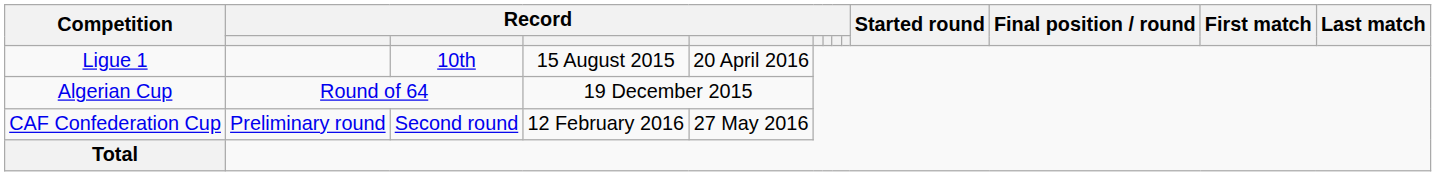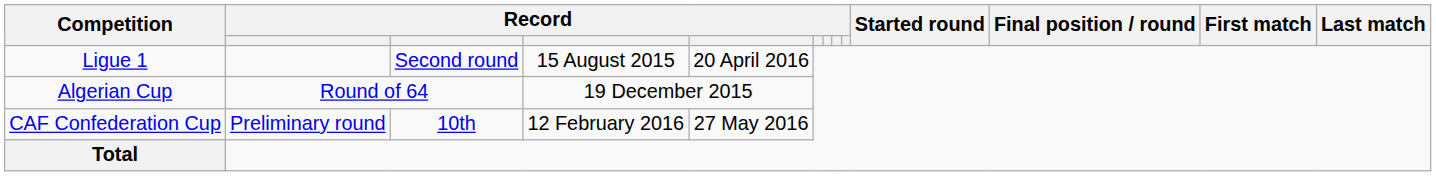(456, 60) 10th -> (456, 60) Second round
(456, 123) Second round -> (456, 123) 10th
